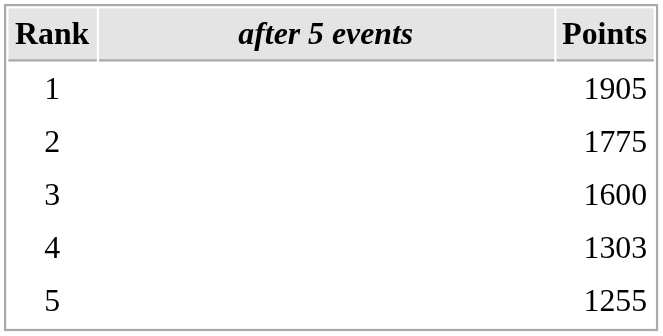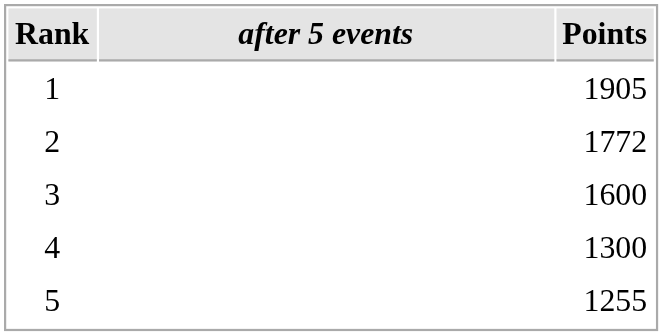(615, 141) 1775 -> (615, 141) 1772
(615, 247) 1303 -> (615, 247) 1300
